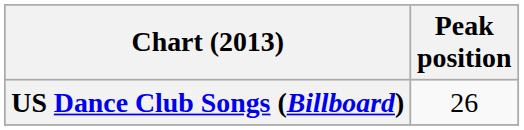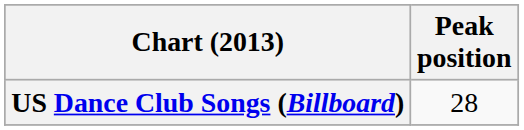(464, 102) 26 -> (464, 102) 28
